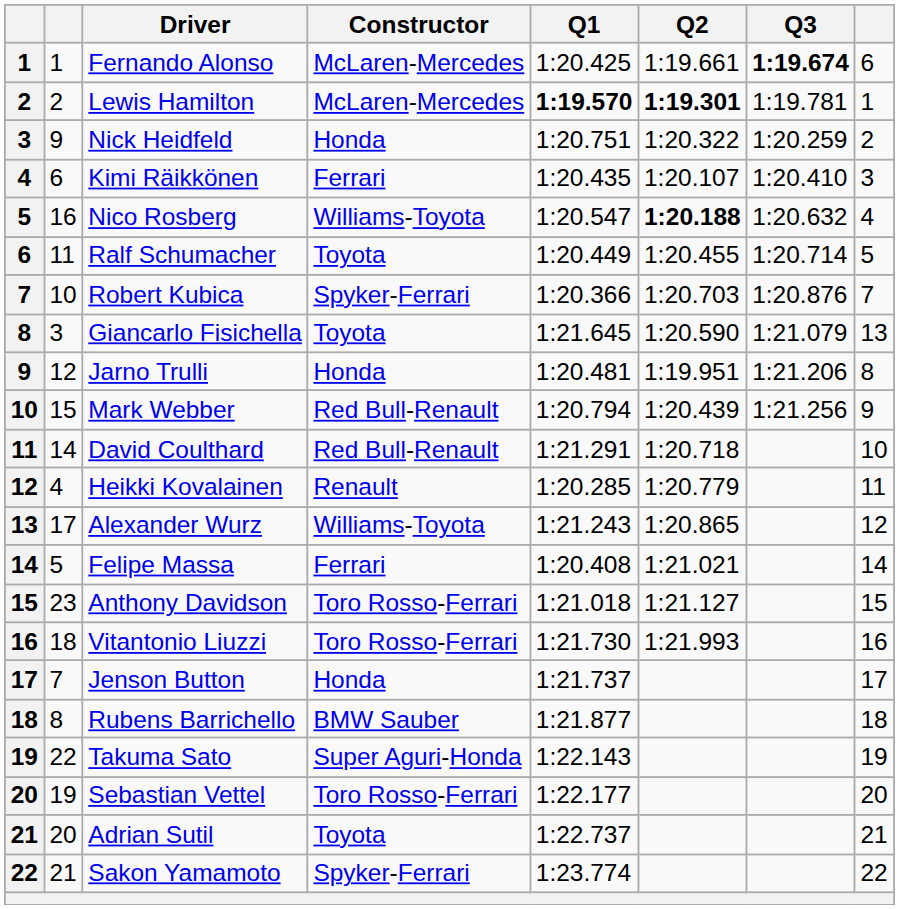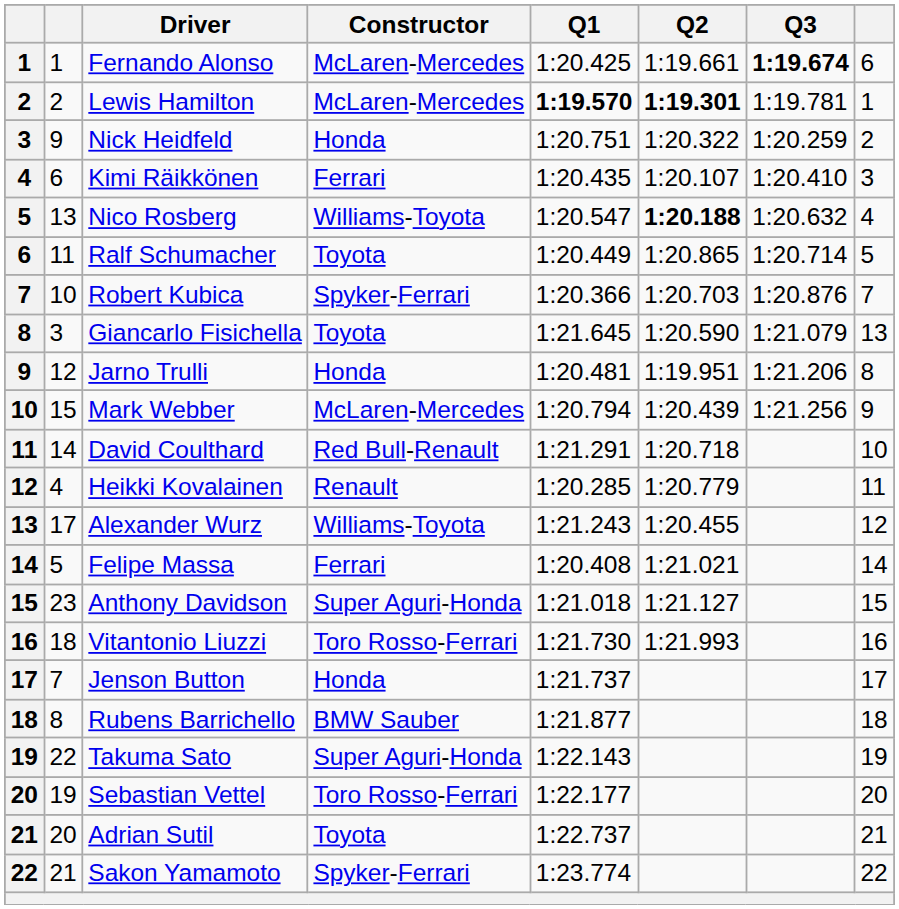(63, 217) 16 -> (63, 217) 13
(692, 255) 1:20.455 -> (692, 255) 1:20.865
(406, 410) Red Bull-Renault -> (419, 410) McLaren-Mercedes
(692, 525) 1:20.865 -> (692, 525) 1:20.455
(415, 603) Toro Rosso-Ferrari -> (418, 603) Super Aguri-Honda
